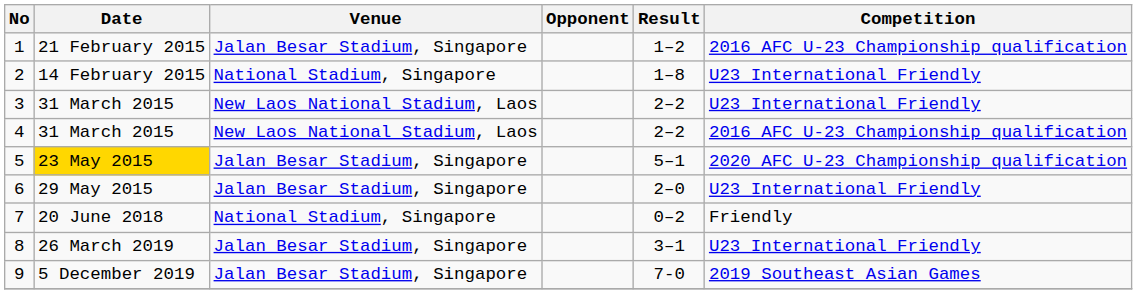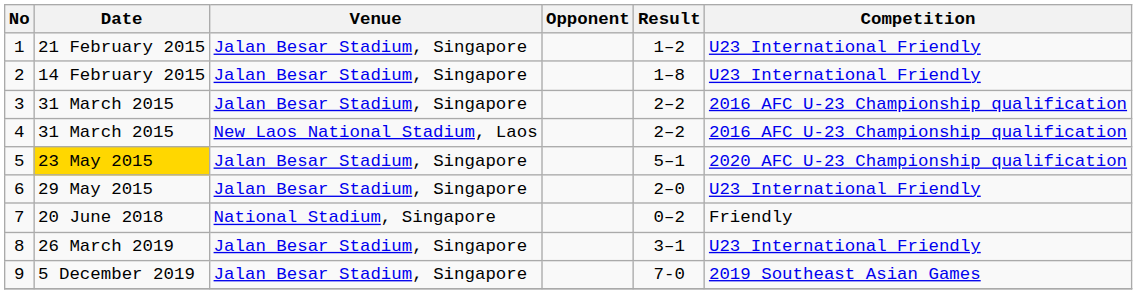(918, 47) 2016 AFC U-23 Championship qualification -> (845, 47) U23 International Friendly
(355, 76) National Stadium, Singapore -> (370, 76) Jalan Besar Stadium, Singapore
(376, 104) New Laos National Stadium, Laos -> (370, 104) Jalan Besar Stadium, Singapore
(845, 104) U23 International Friendly -> (918, 104) 2016 AFC U-23 Championship qualification
